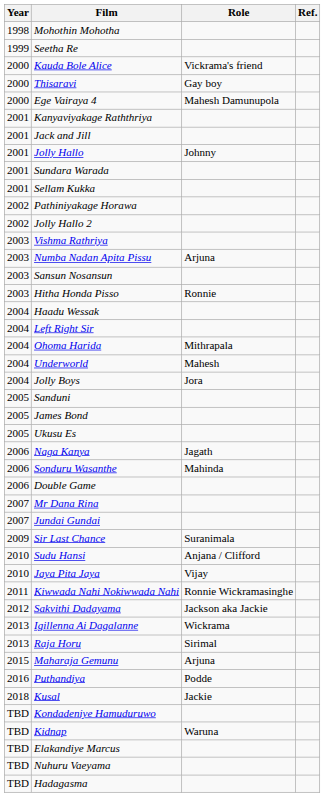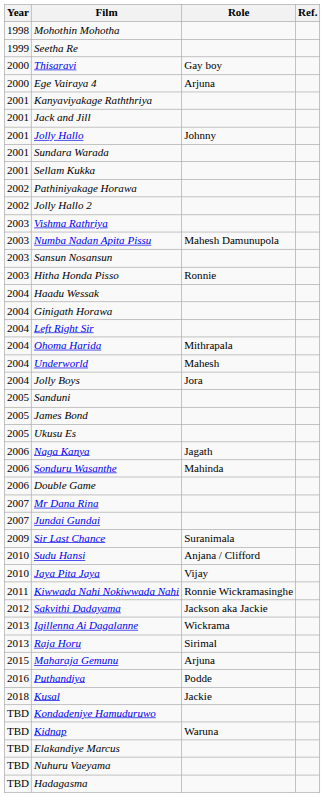- row: (73, 65)
(232, 100) Mahesh Damunupola -> (200, 83) Arjuna
(200, 258) Arjuna -> (232, 240) Mahesh Damunupola
+ row: (73, 310)
